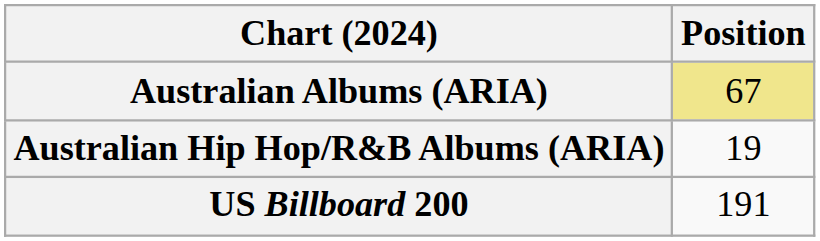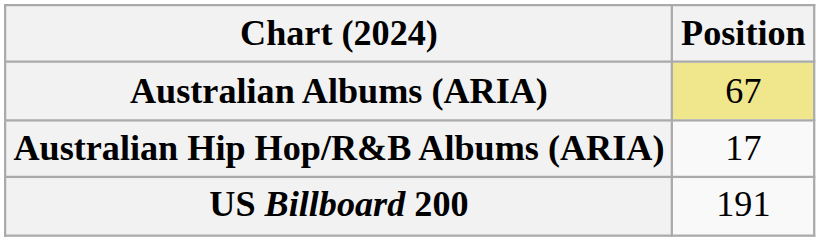(743, 147) 19 -> (743, 147) 17
